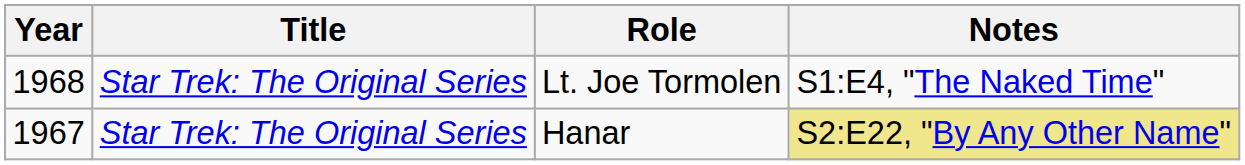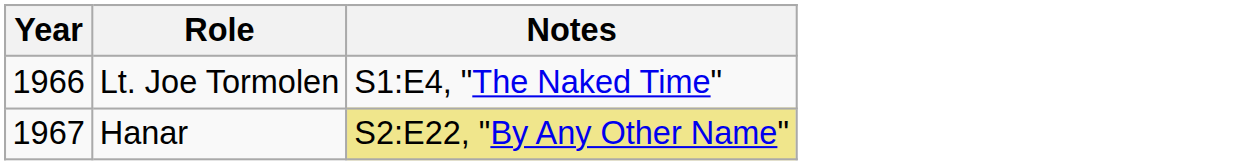- column: (313, 30)
(49, 81) 1968 -> (49, 81) 1966
